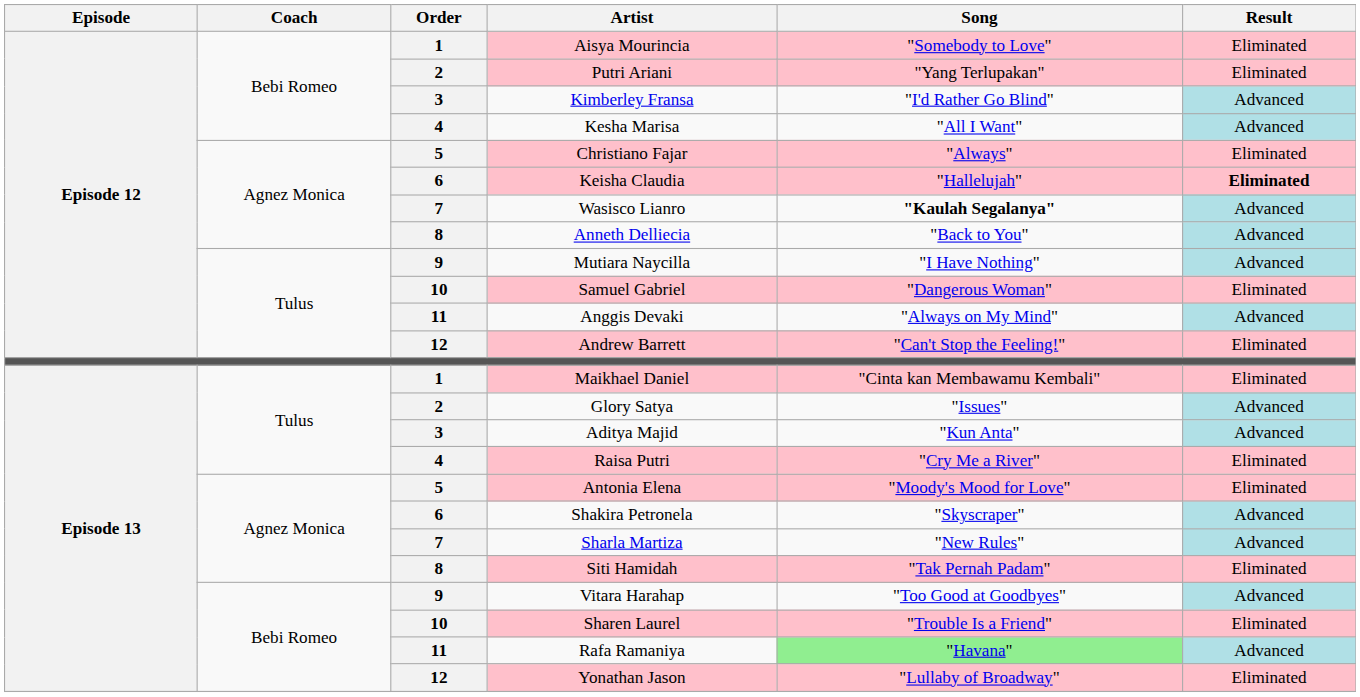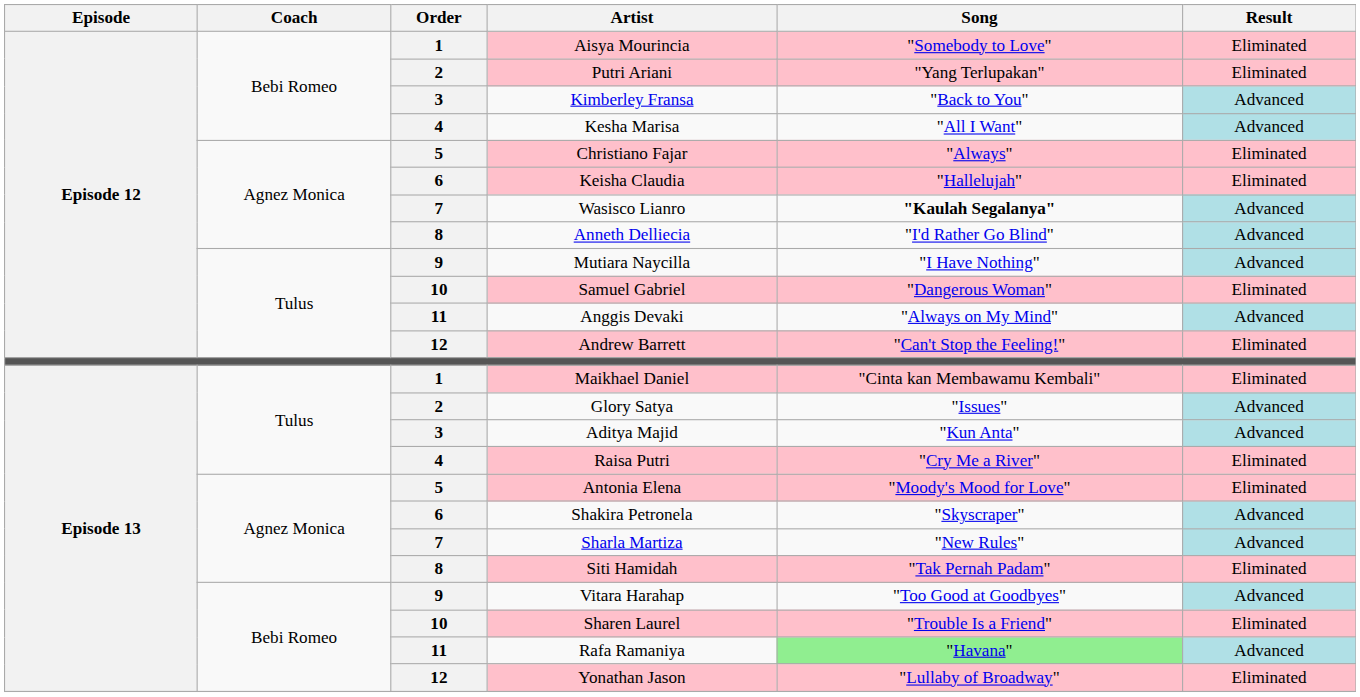(979, 99) "I'd Rather Go Blind" -> (979, 99) "Back to You"
(1269, 180) bold -> (1269, 180) normal
(979, 235) "Back to You" -> (979, 235) "I'd Rather Go Blind"
